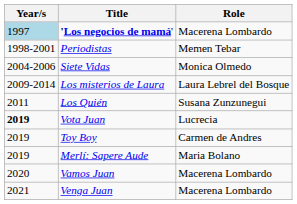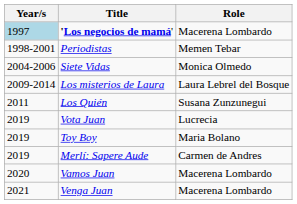(18, 119) bold -> (18, 119) normal
(220, 137) Carmen de Andres -> (209, 137) Maria Bolano
(209, 155) Maria Bolano -> (220, 155) Carmen de Andres
